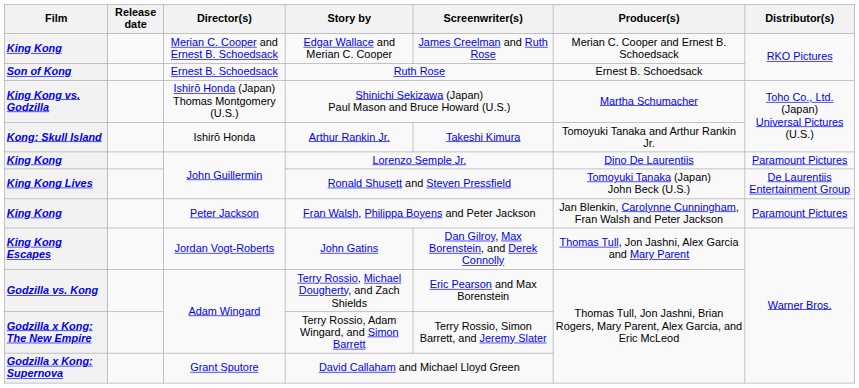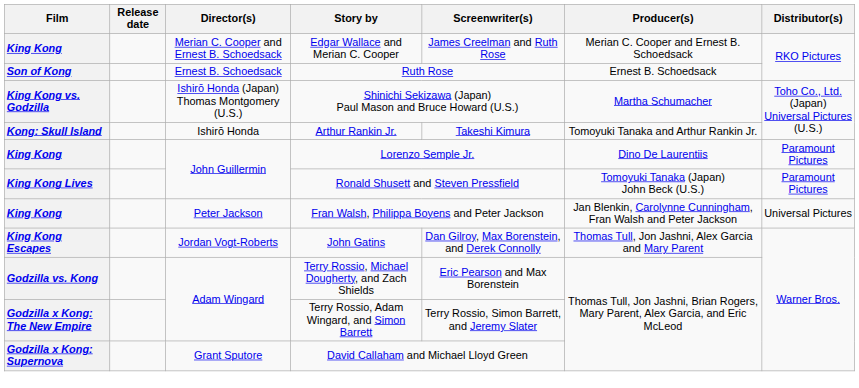(800, 183) De Laurentiis Entertainment Group -> (808, 183) Paramount Pictures
(800, 213) Paramount Pictures -> (808, 213) Universal Pictures
